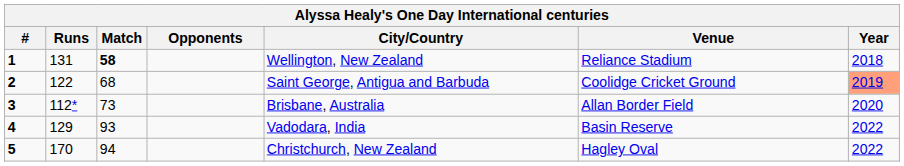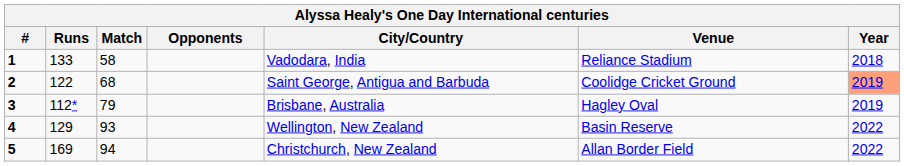(61, 60) 131 -> (61, 60) 133
(108, 60) bold -> (108, 60) normal
(345, 60) Wellington, New Zealand -> (316, 60) Vadodara, India
(108, 104) 73 -> (108, 104) 79
(637, 104) Allan Border Field -> (620, 104) Hagley Oval
(867, 104) 2020 -> (867, 104) 2019
(316, 127) Vadodara, India -> (345, 127) Wellington, New Zealand
(61, 149) 170 -> (61, 149) 169
(620, 149) Hagley Oval -> (637, 149) Allan Border Field
